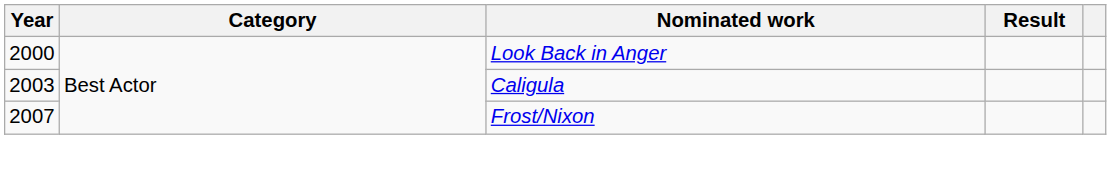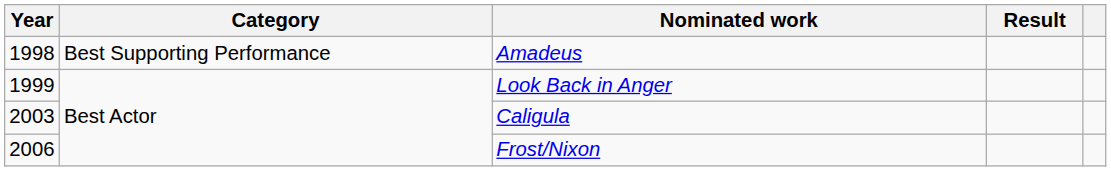+ row: (539, 52)
(32, 52) 2000 -> (32, 85) 1999
(32, 117) 2007 -> (32, 149) 2006
